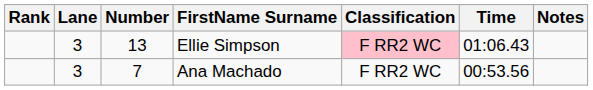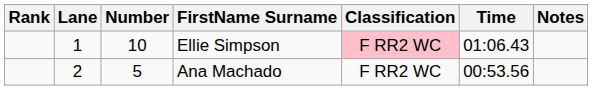(78, 44) 3 -> (78, 44) 1
(137, 44) 13 -> (137, 44) 10
(78, 71) 3 -> (78, 71) 2
(137, 71) 7 -> (137, 71) 5
